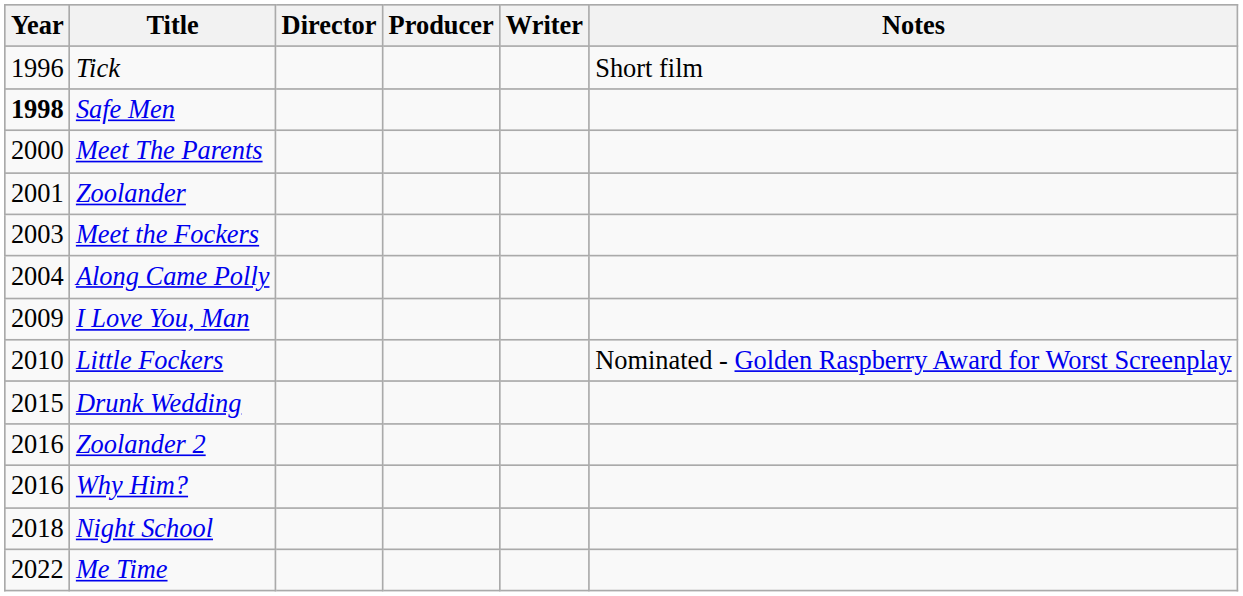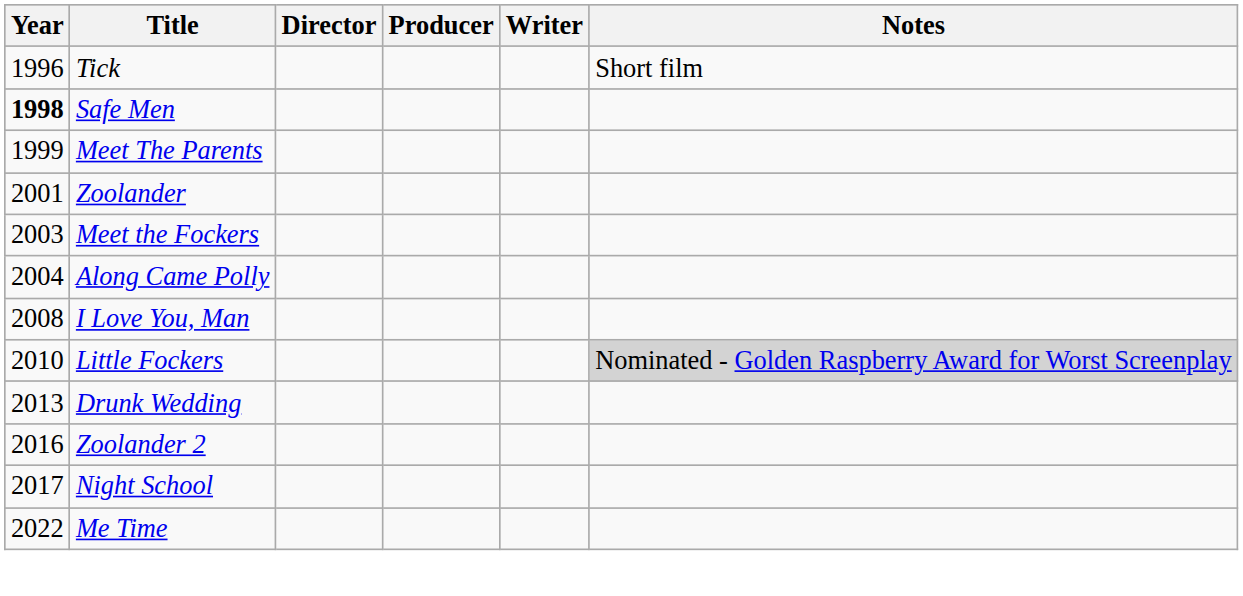(37, 151) 2000 -> (37, 151) 1999
(37, 318) 2009 -> (37, 318) 2008
(913, 360) no background -> (913, 360) lightgrey background
(37, 402) 2015 -> (37, 402) 2013
- row: (132, 485)
(37, 527) 2018 -> (37, 485) 2017
